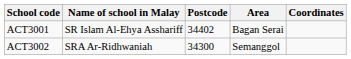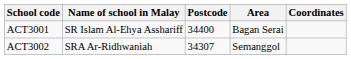(201, 29) 34402 -> (201, 29) 34400
(201, 46) 34300 -> (201, 46) 34307
